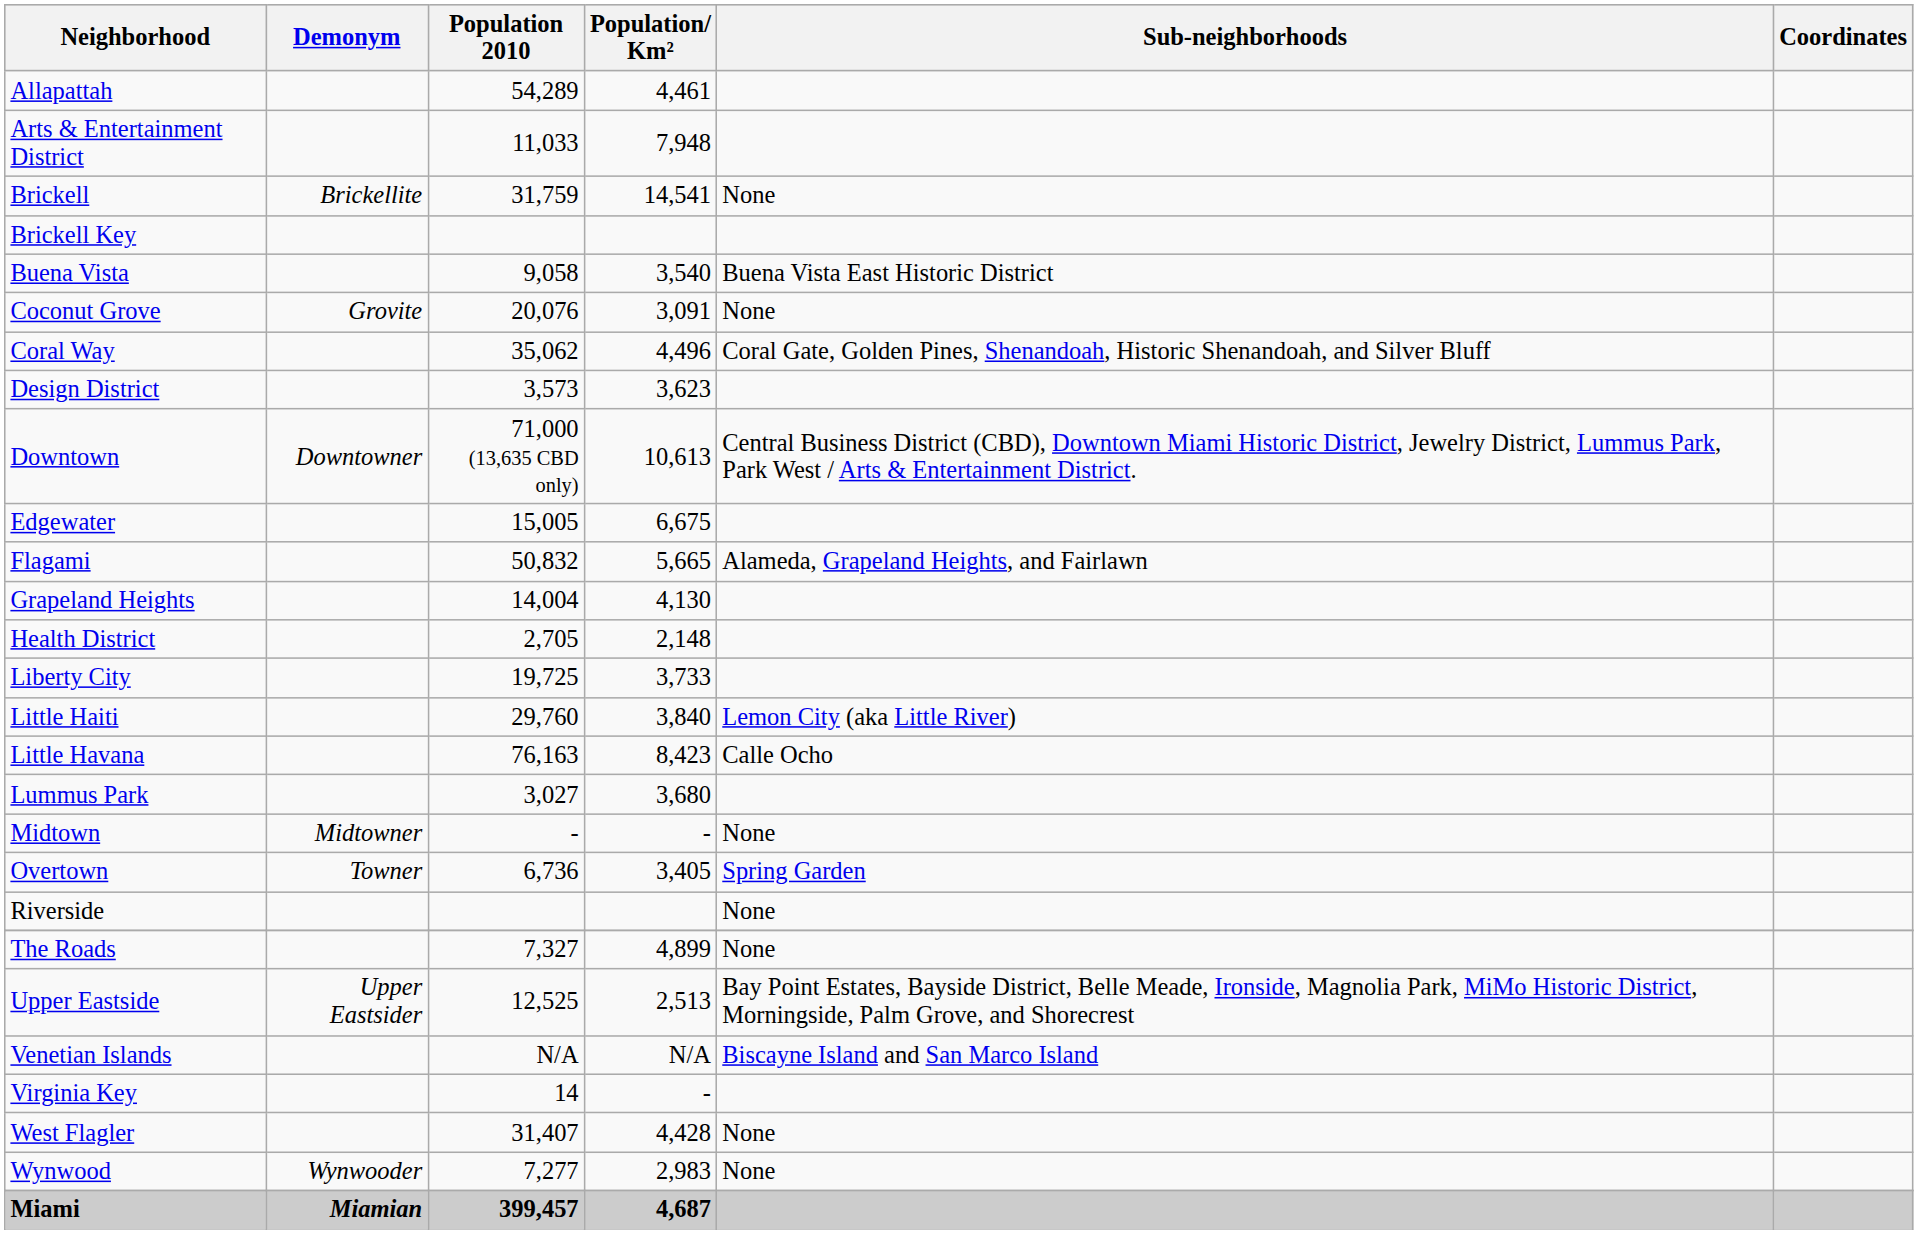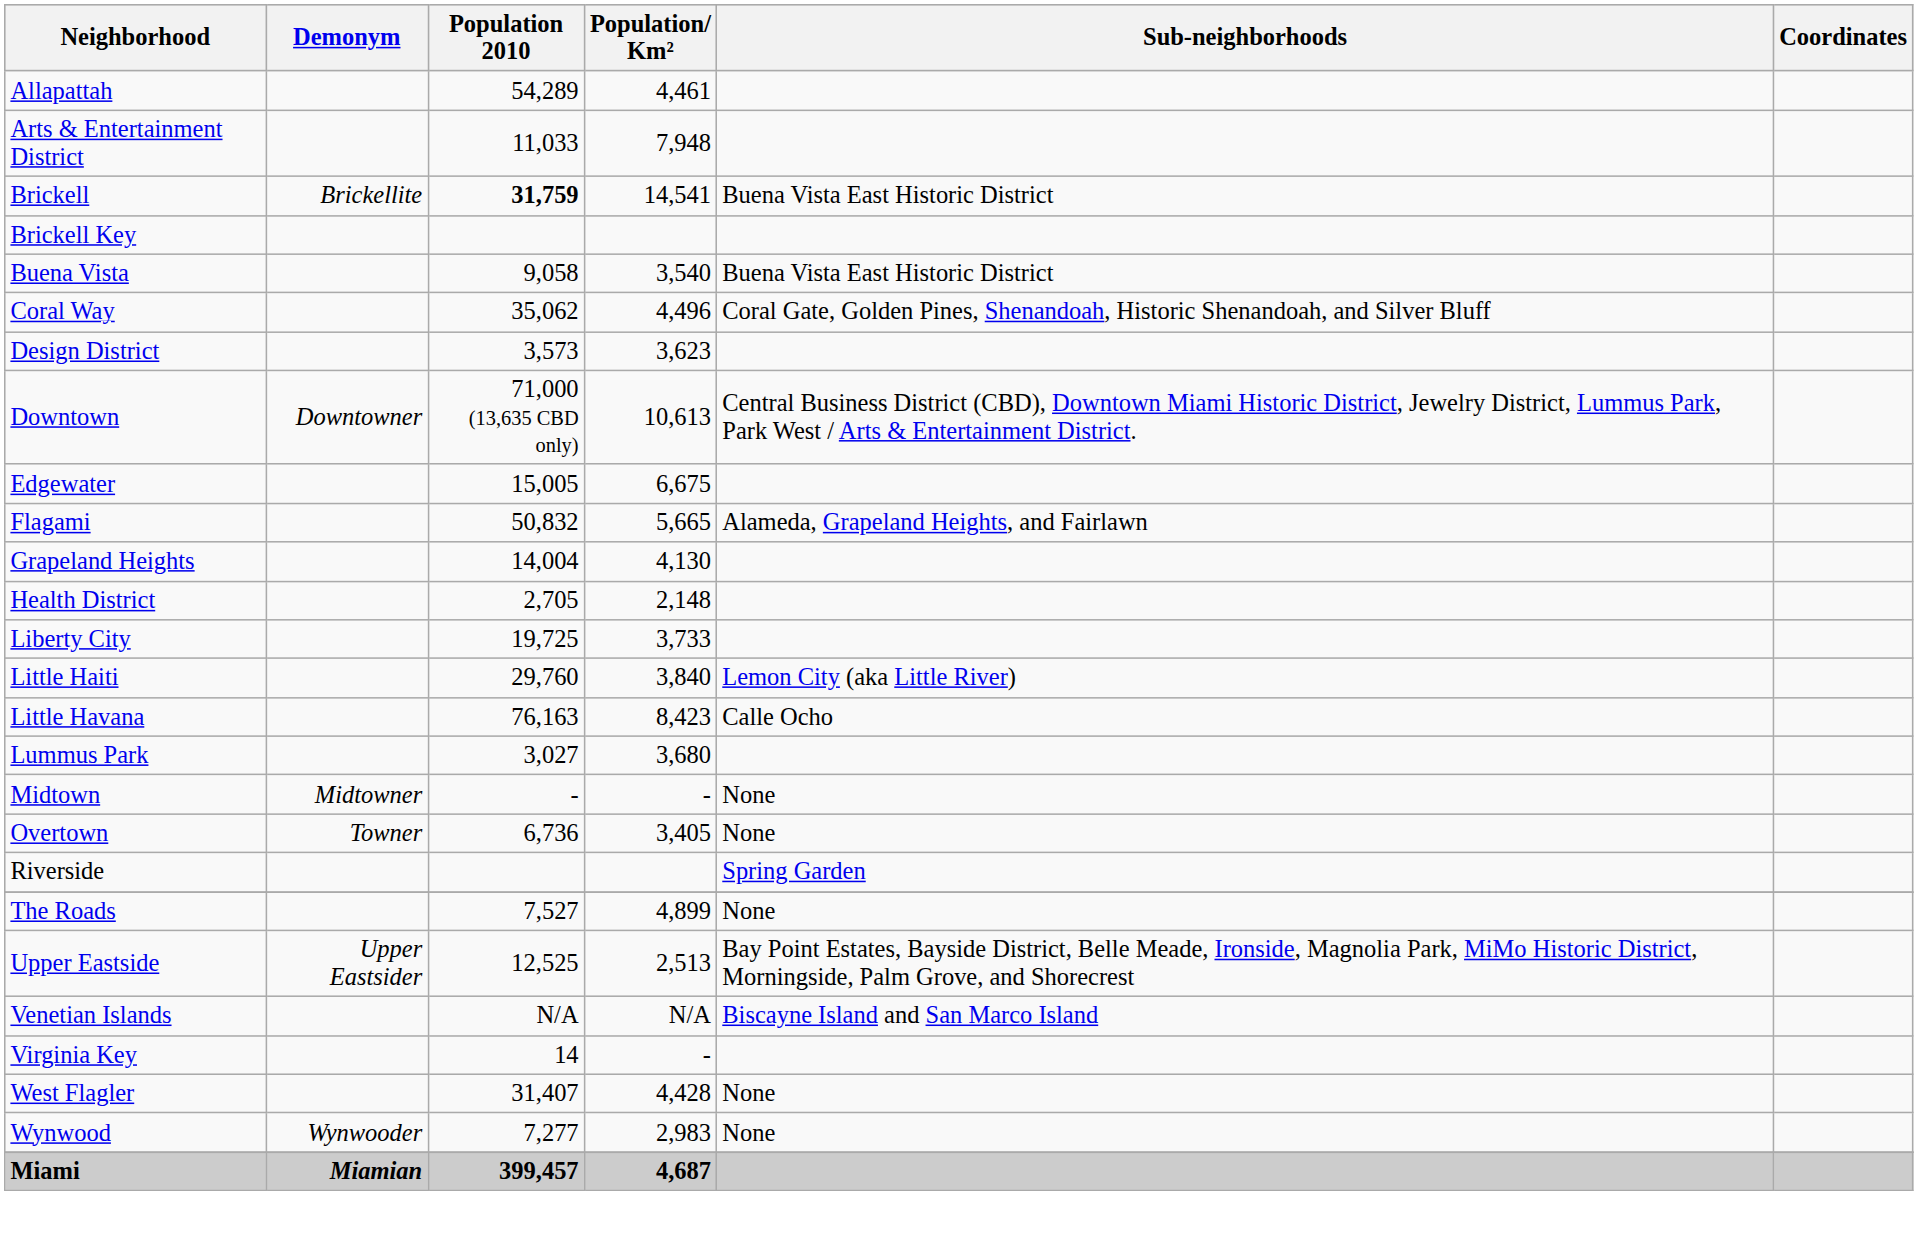(545, 195) normal -> (545, 195) bold
(749, 195) None -> (888, 195) Buena Vista East Historic District
- row: (86, 311)
(794, 871) Spring Garden -> (749, 832) None
(749, 910) None -> (794, 871) Spring Garden
(551, 949) 7,327 -> (551, 910) 7,527
